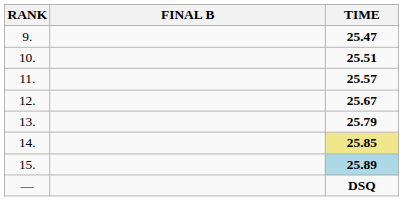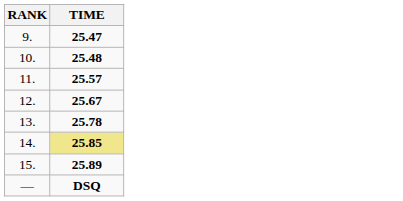- column: (188, 15)
(362, 57) 25.51 -> (87, 57) 25.48
(362, 121) 25.79 -> (87, 121) 25.78
(362, 164) lightblue background -> (87, 164) no background
